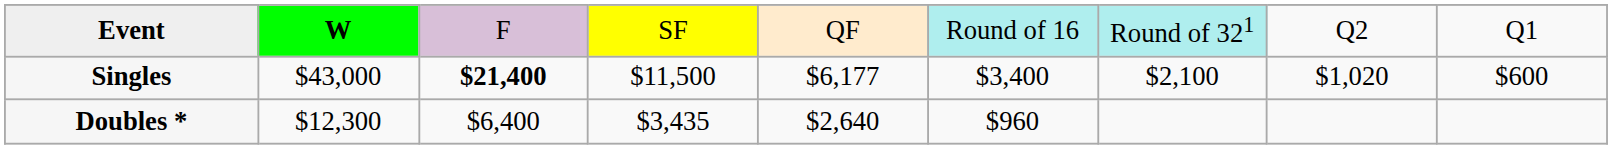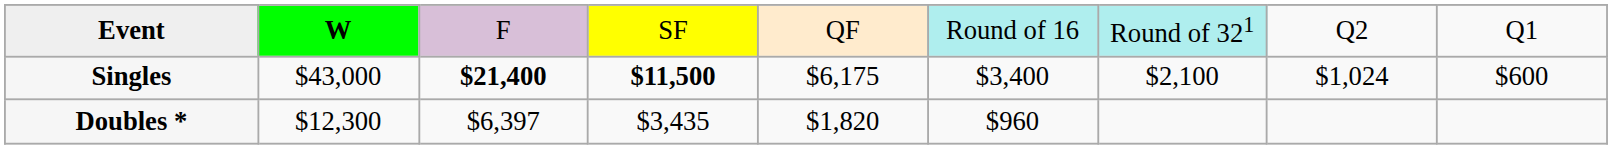(673, 77) normal -> (673, 77) bold
(843, 77) $6,177 -> (843, 77) $6,175
(1352, 77) $1,020 -> (1352, 77) $1,024
(503, 121) $6,400 -> (503, 121) $6,397
(843, 121) $2,640 -> (843, 121) $1,820
